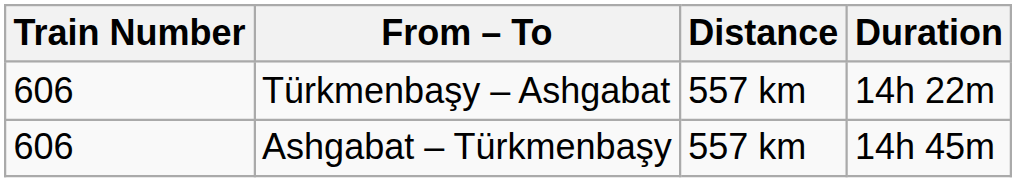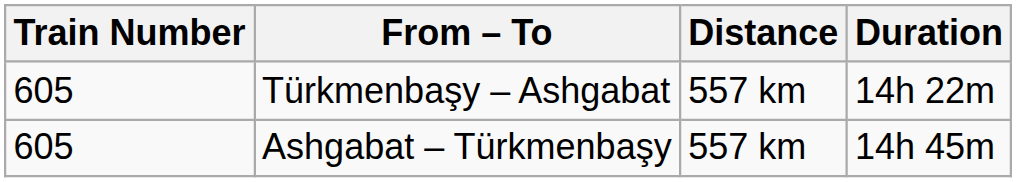(43, 90) 606 -> (43, 90) 605
(43, 147) 606 -> (43, 147) 605
